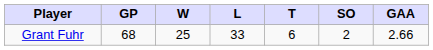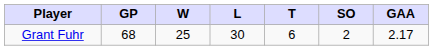(237, 34) 33 -> (237, 34) 30
(401, 34) 2.66 -> (401, 34) 2.17
